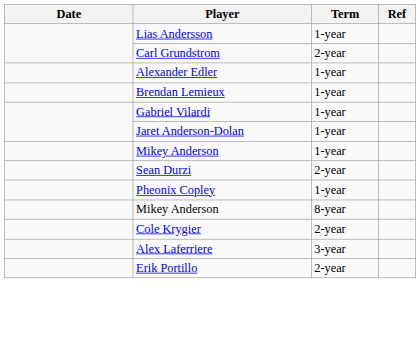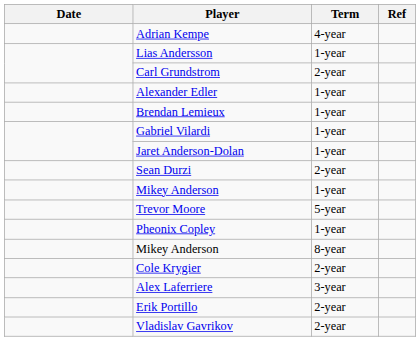+ row: (173, 33)
rows swapped: (177, 151) <-> (164, 170)
+ row: (171, 209)
+ row: (185, 326)
